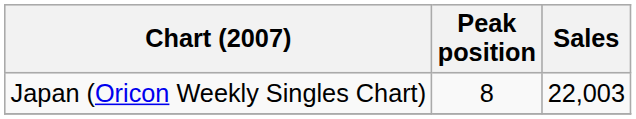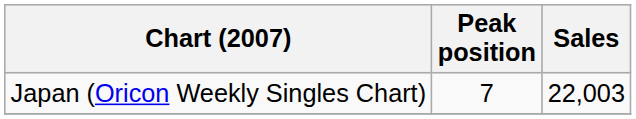(487, 93) 8 -> (487, 93) 7
